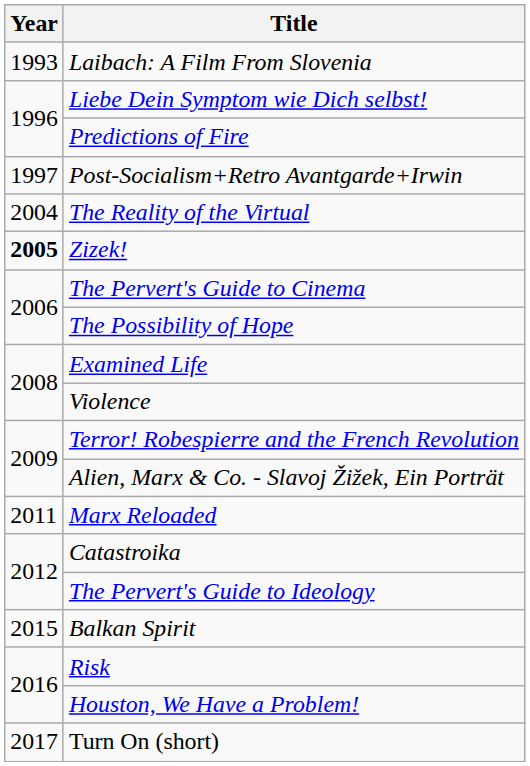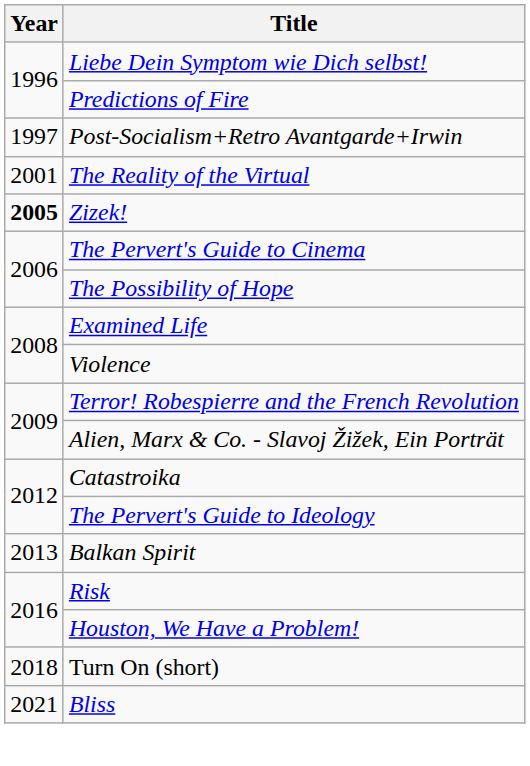- row: (220, 61)
(34, 212) 2004 -> (34, 174) 2001
- row: (143, 514)
(34, 628) 2015 -> (34, 552) 2013
(34, 741) 2017 -> (34, 666) 2018
+ row: (92, 703)
